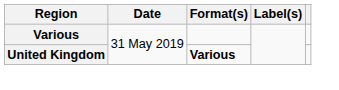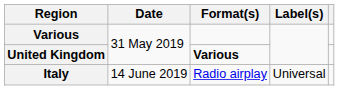+ row: (56, 74)
